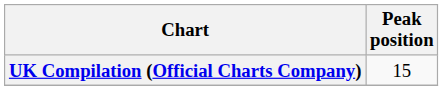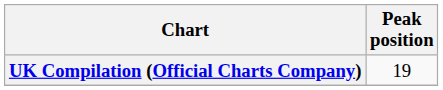(402, 70) 15 -> (402, 70) 19
